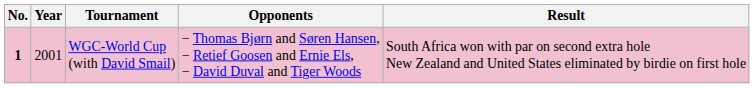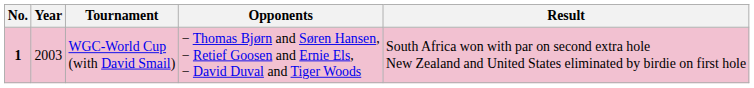(48, 55) 2001 -> (48, 55) 2003
